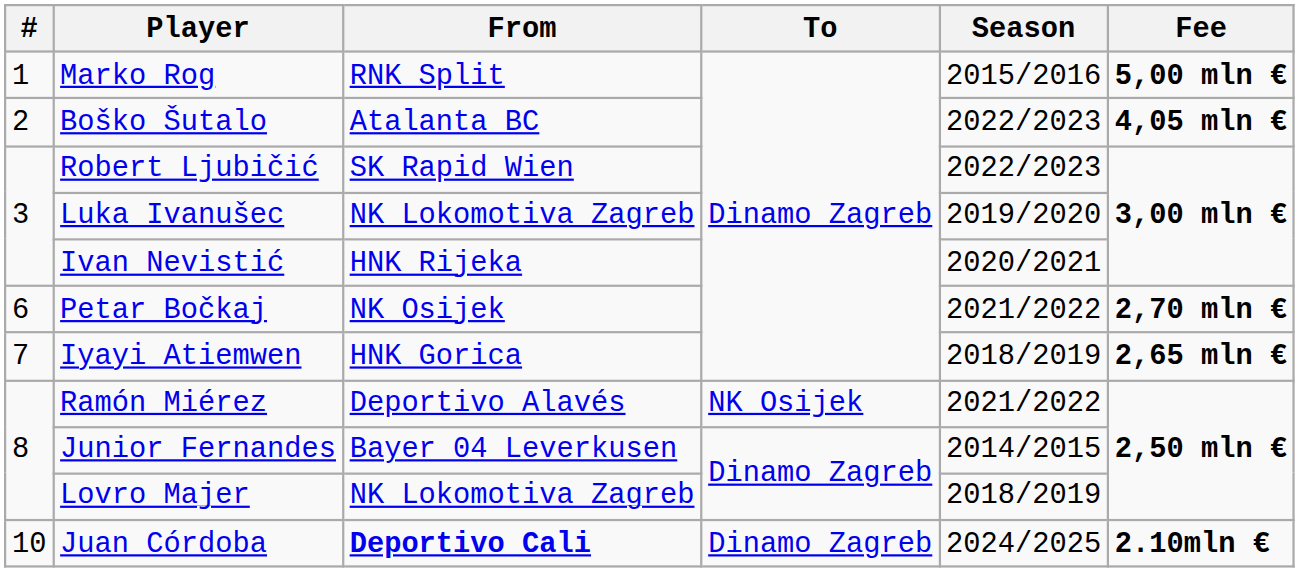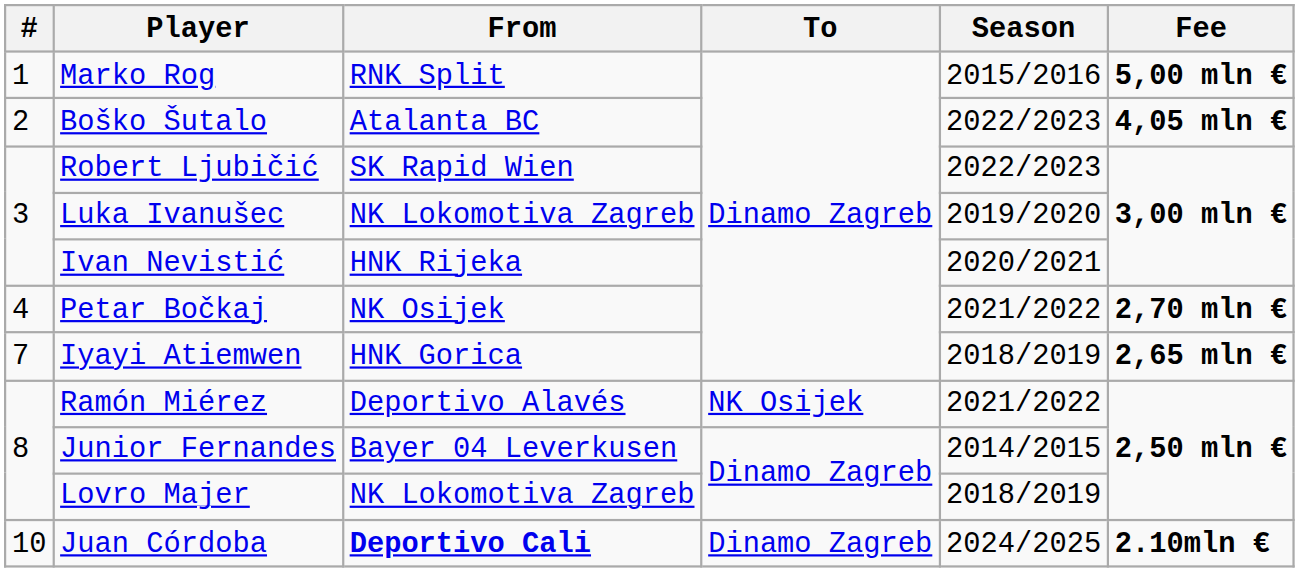(21, 309) 6 -> (21, 309) 4
